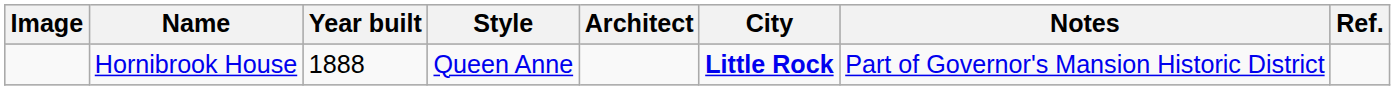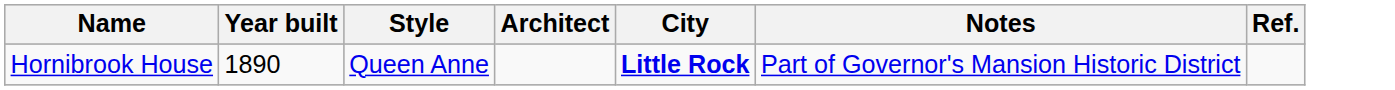- column: (47, 24)
(337, 64) 1888 -> (253, 64) 1890
